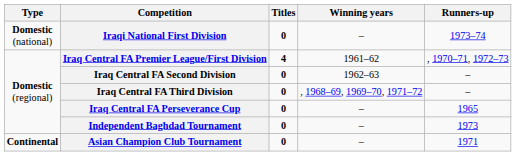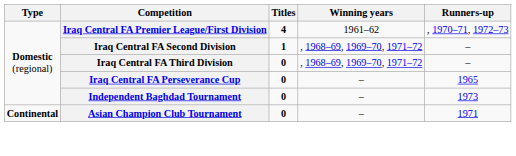- row: (165, 35)
(283, 75) 0 -> (283, 46) 1
(361, 75) 1962–63 -> (361, 46) , 1968–69, 1969–70, 1971–72
